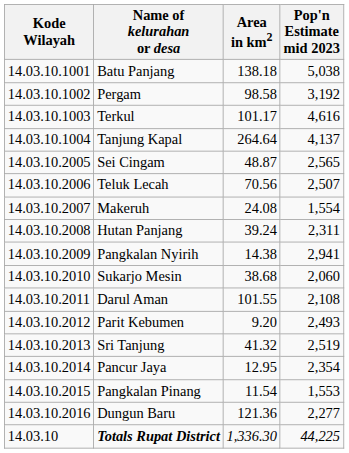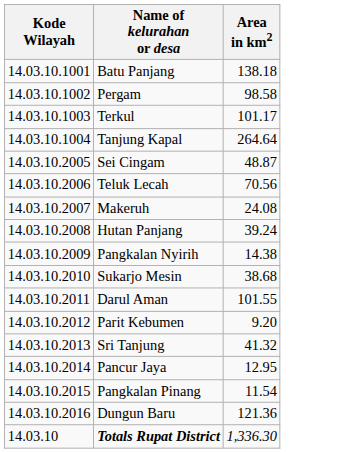- column: (312, 32)
